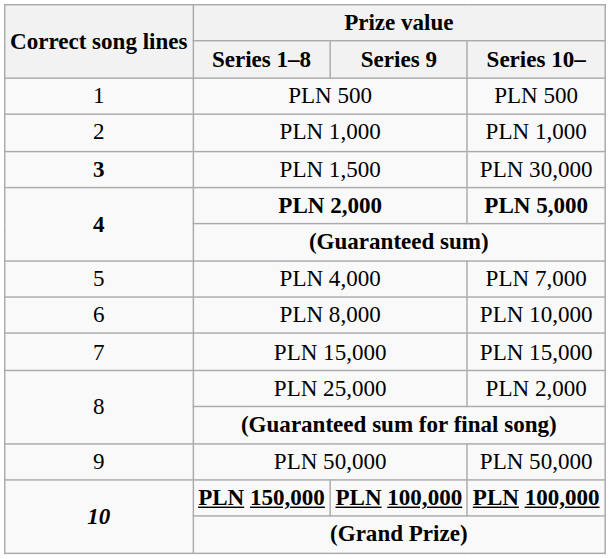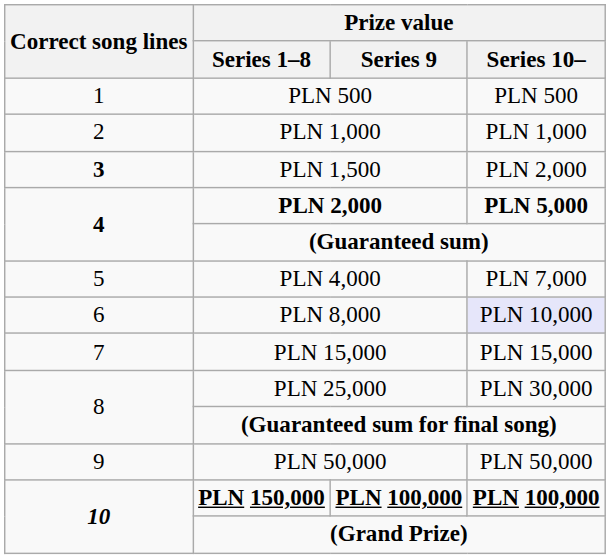(536, 168) PLN 30,000 -> (536, 168) PLN 2,000
(536, 315) no background -> (536, 315) lavender background
(536, 388) PLN 2,000 -> (536, 388) PLN 30,000
